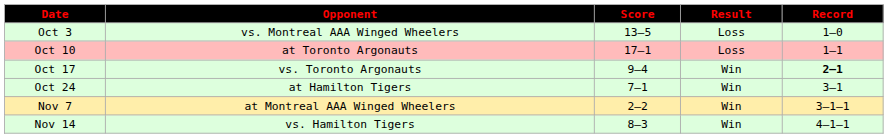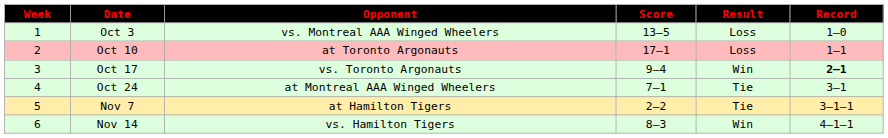+ column: (37, 14)
(350, 87) at Hamilton Tigers -> (390, 87) at Montreal AAA Winged Wheelers
(731, 87) Win -> (743, 87) Tie
(350, 106) at Montreal AAA Winged Wheelers -> (390, 106) at Hamilton Tigers
(731, 106) Win -> (743, 106) Tie
